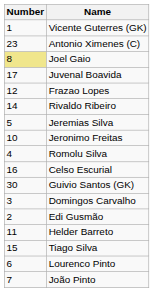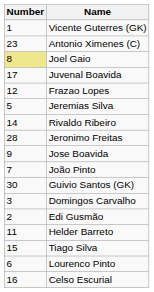rows swapped: (81, 122) <-> (82, 106)
(12, 138) 10 -> (12, 138) 28
+ row: (78, 153)
- row: (78, 153)
rows swapped: (80, 169) <-> (72, 279)
